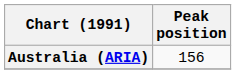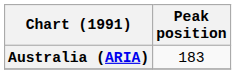(191, 57) 156 -> (191, 57) 183
